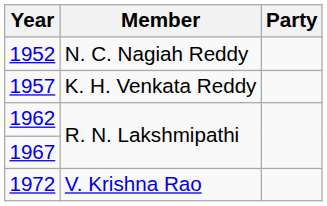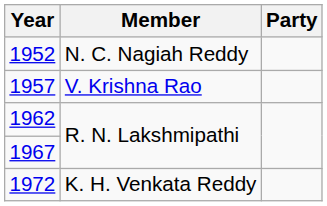(161, 86) K. H. Venkata Reddy -> (133, 86) V. Krishna Rao
(133, 184) V. Krishna Rao -> (161, 184) K. H. Venkata Reddy
